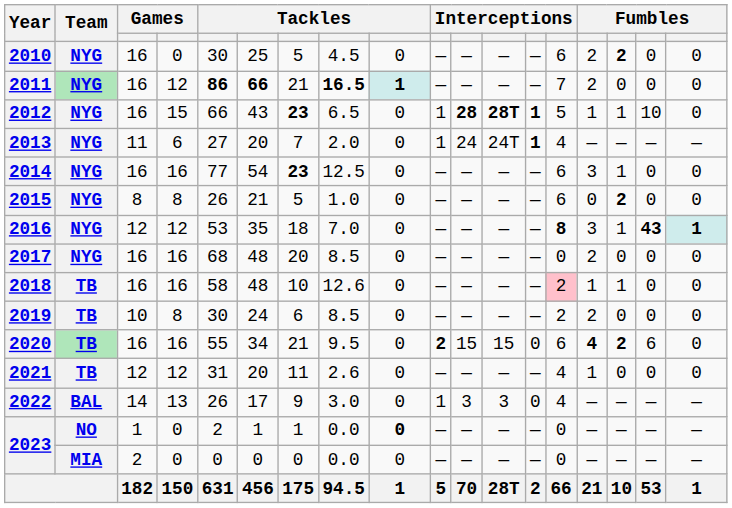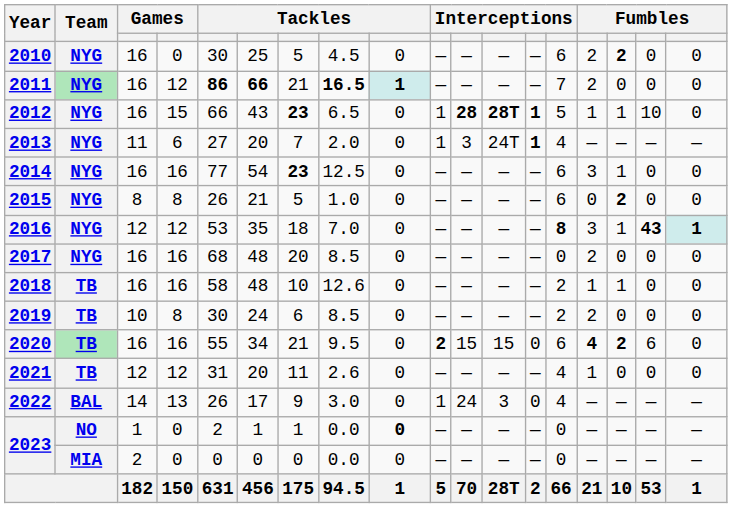(467, 143) 24 -> (467, 143) 3
(561, 287) pink background -> (561, 287) no background
(467, 402) 3 -> (467, 402) 24
